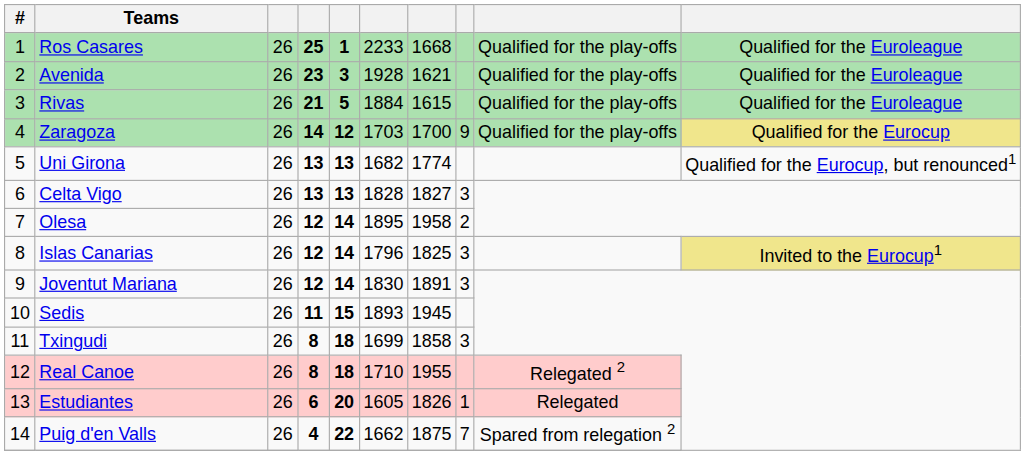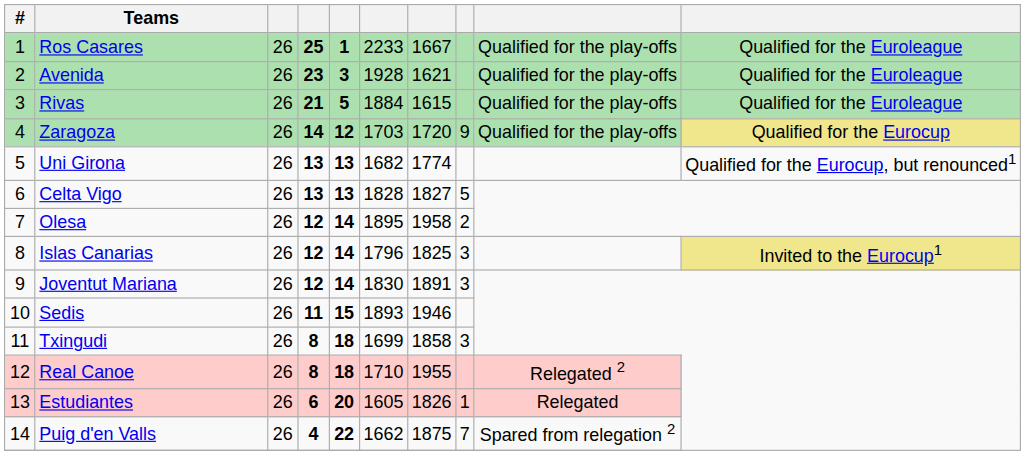(432, 47) 1668 -> (432, 47) 1667
(432, 132) 1700 -> (432, 132) 1720
(465, 194) 3 -> (465, 194) 5
(432, 312) 1945 -> (432, 312) 1946
